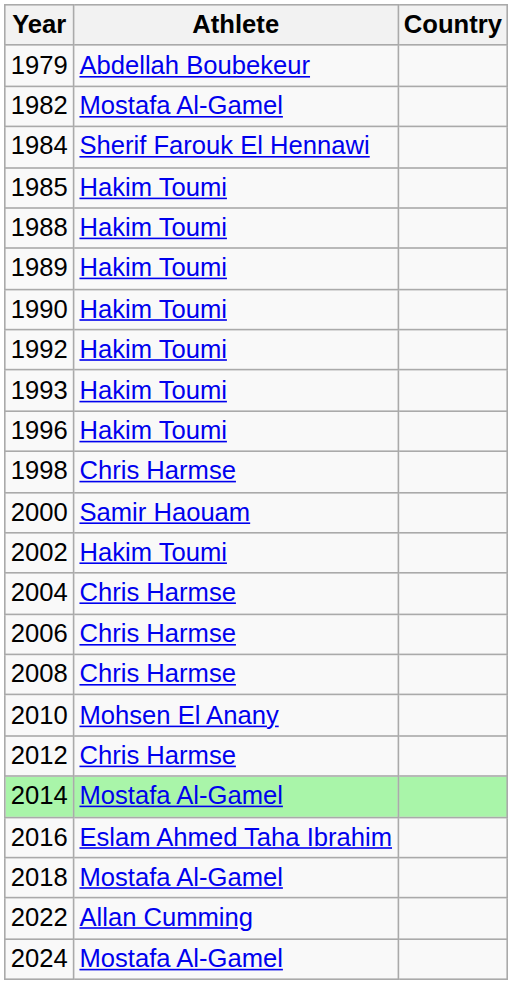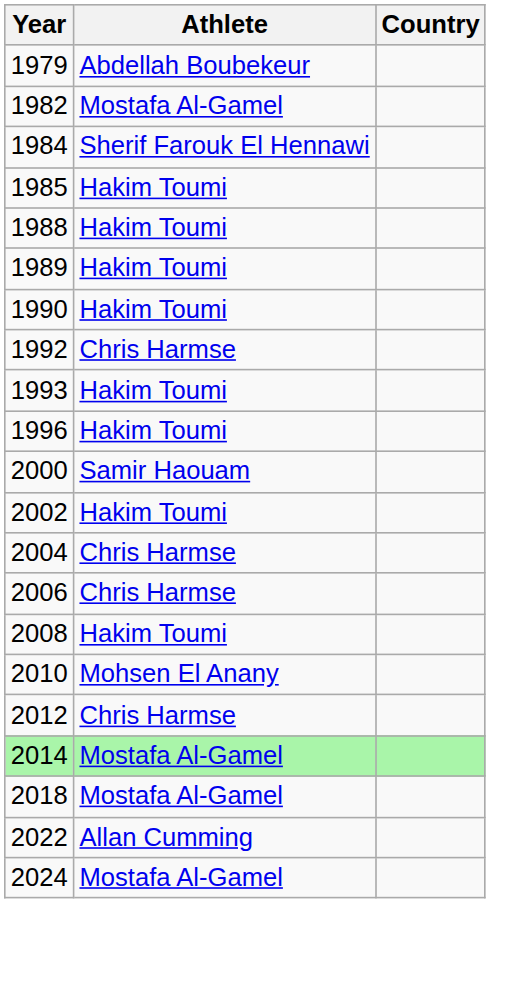(153, 349) Hakim Toumi -> (158, 349) Chris Harmse
- row: (39, 471)
(158, 674) Chris Harmse -> (153, 633) Hakim Toumi
- row: (39, 836)
